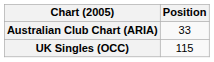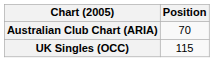(185, 30) 33 -> (185, 30) 70
